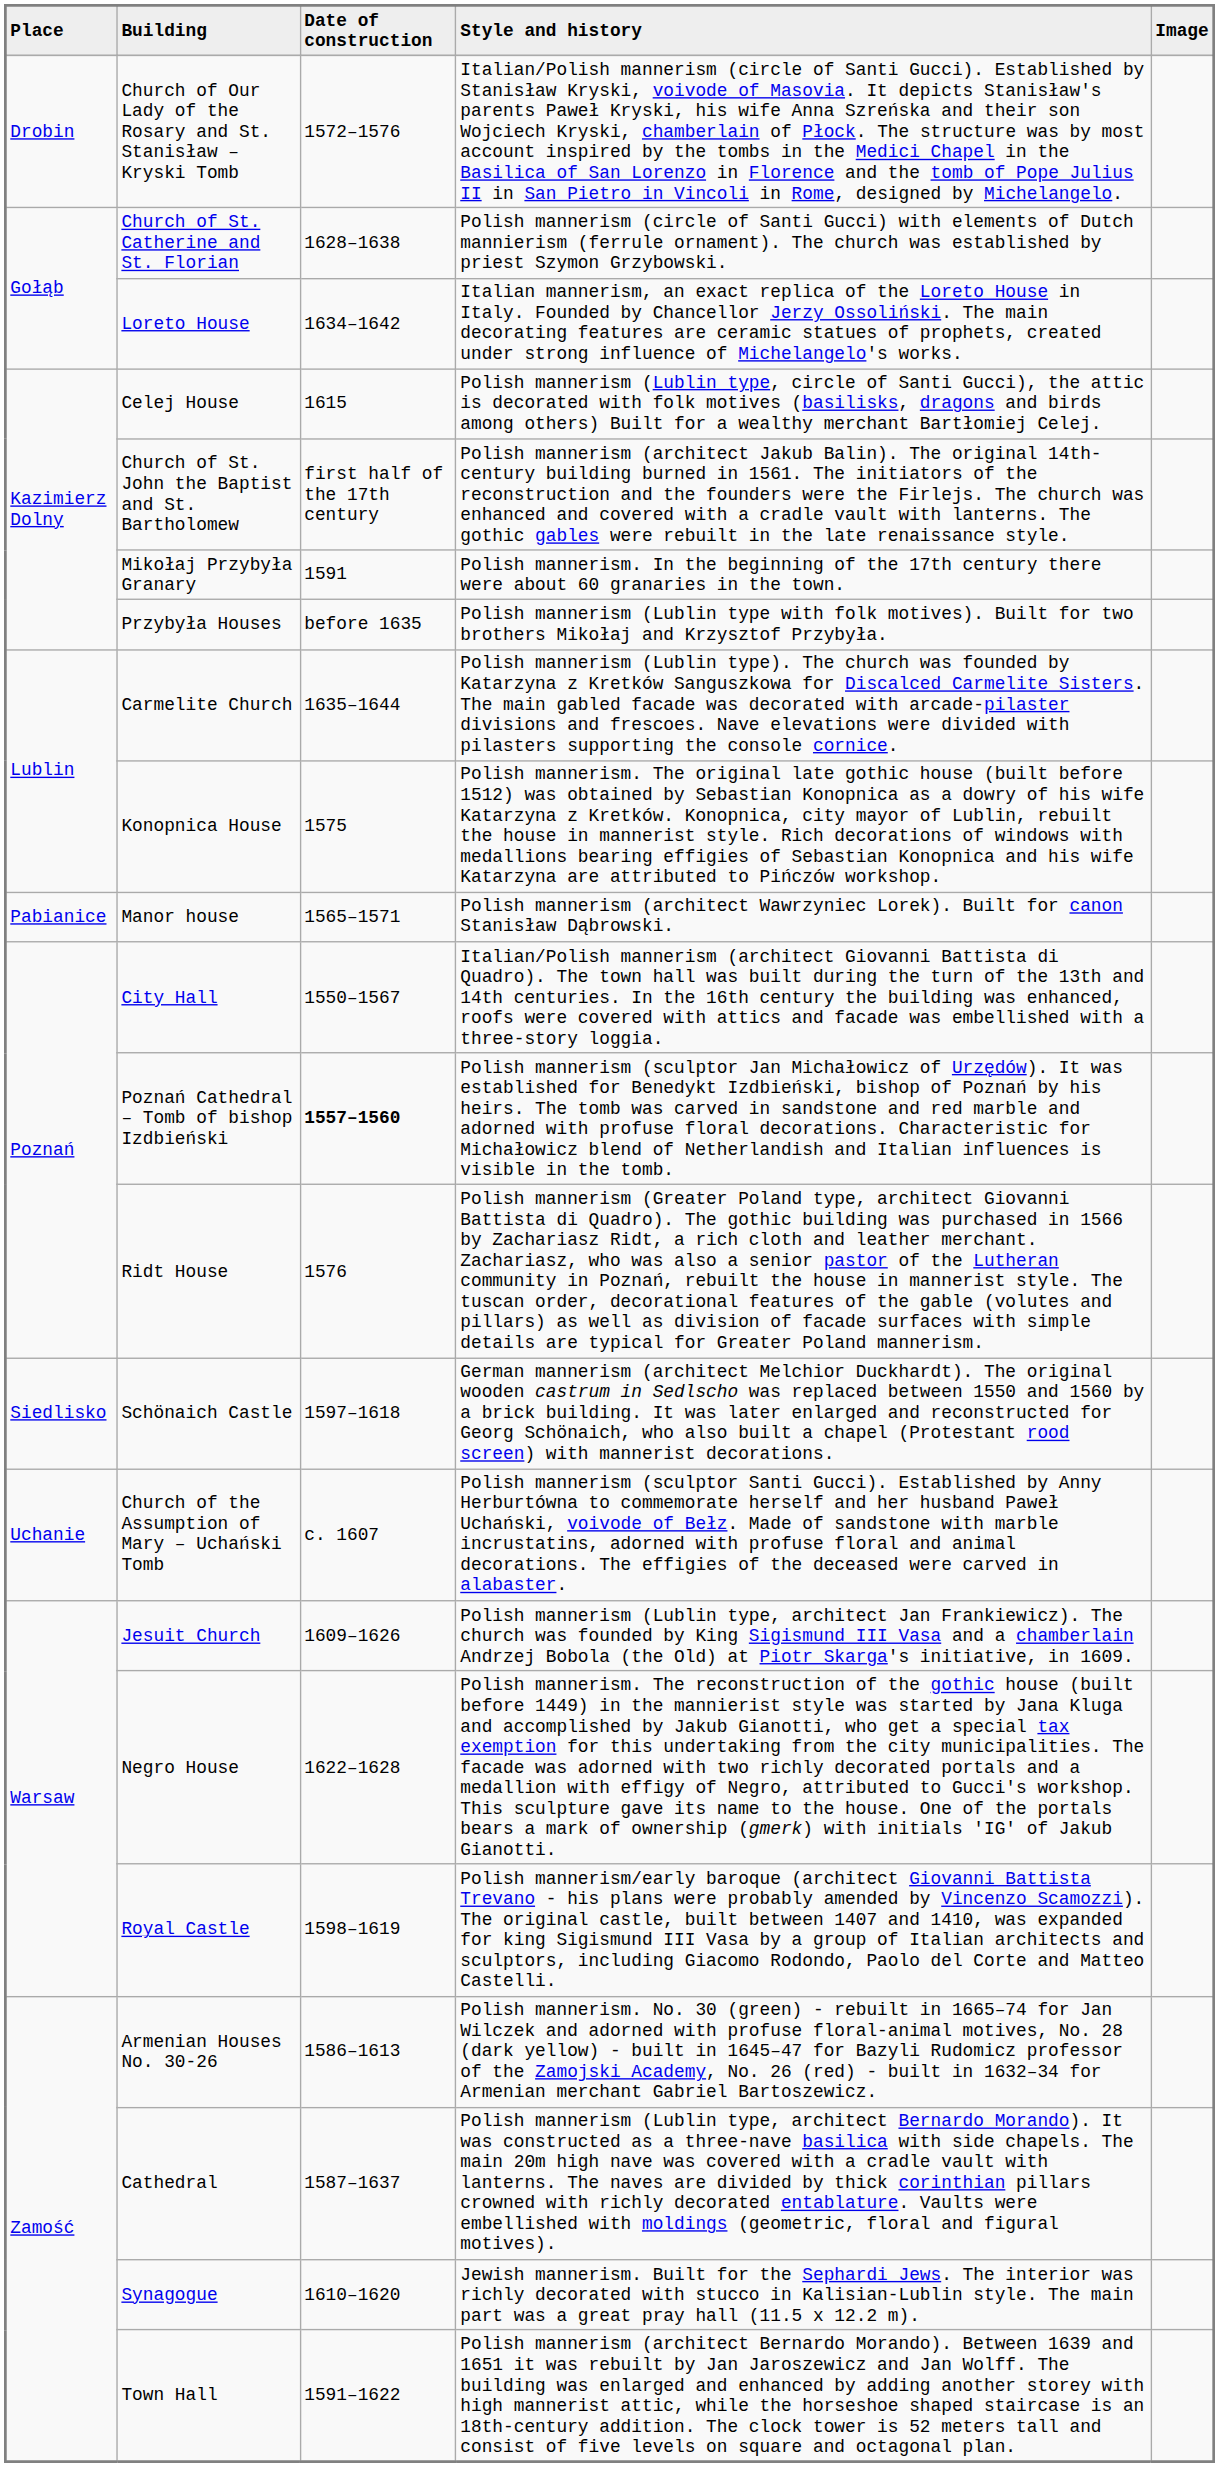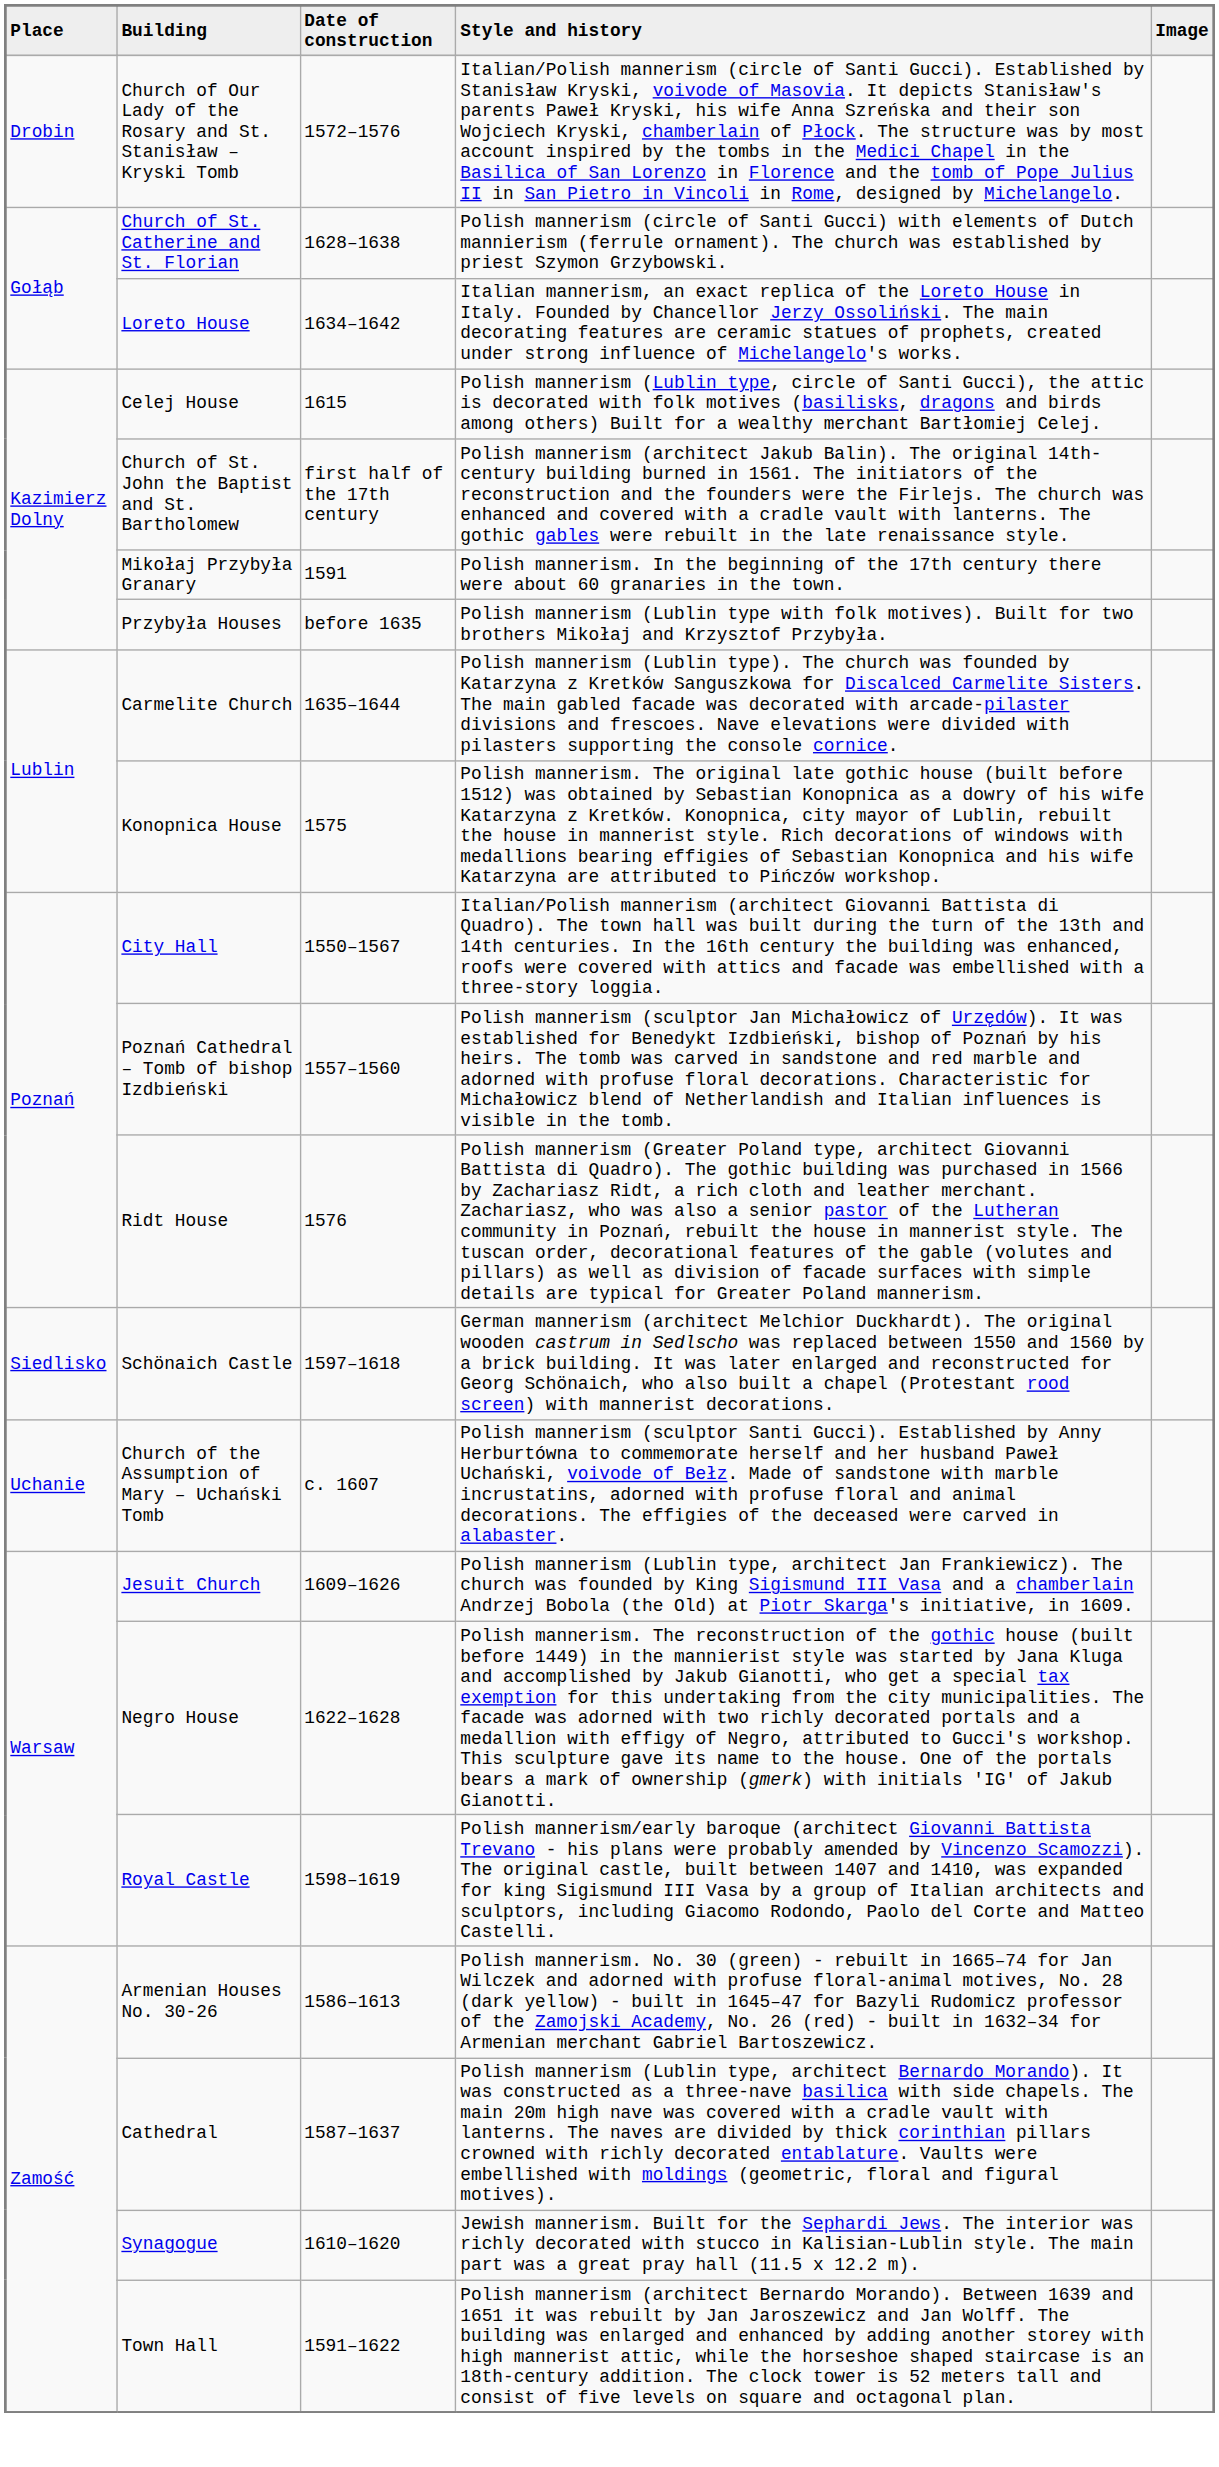- row: (180, 917)
(352, 1119) bold -> (352, 1069) normal
